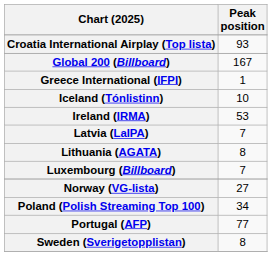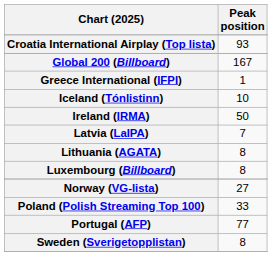(243, 116) 53 -> (243, 116) 50
(243, 170) 7 -> (243, 170) 8
(243, 206) 34 -> (243, 206) 33
